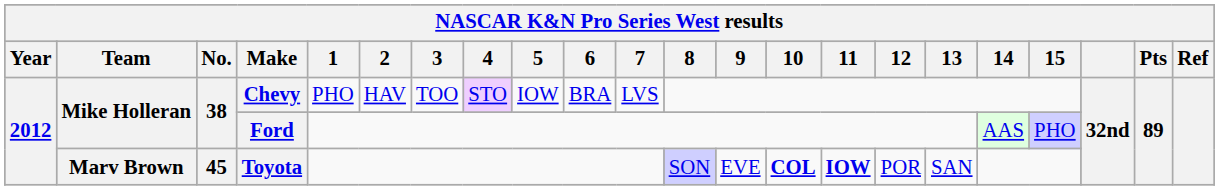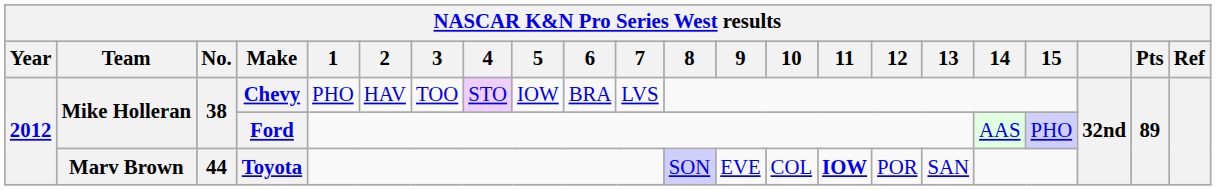(216, 166) 45 -> (216, 166) 44
(793, 166) bold -> (791, 166) normal
